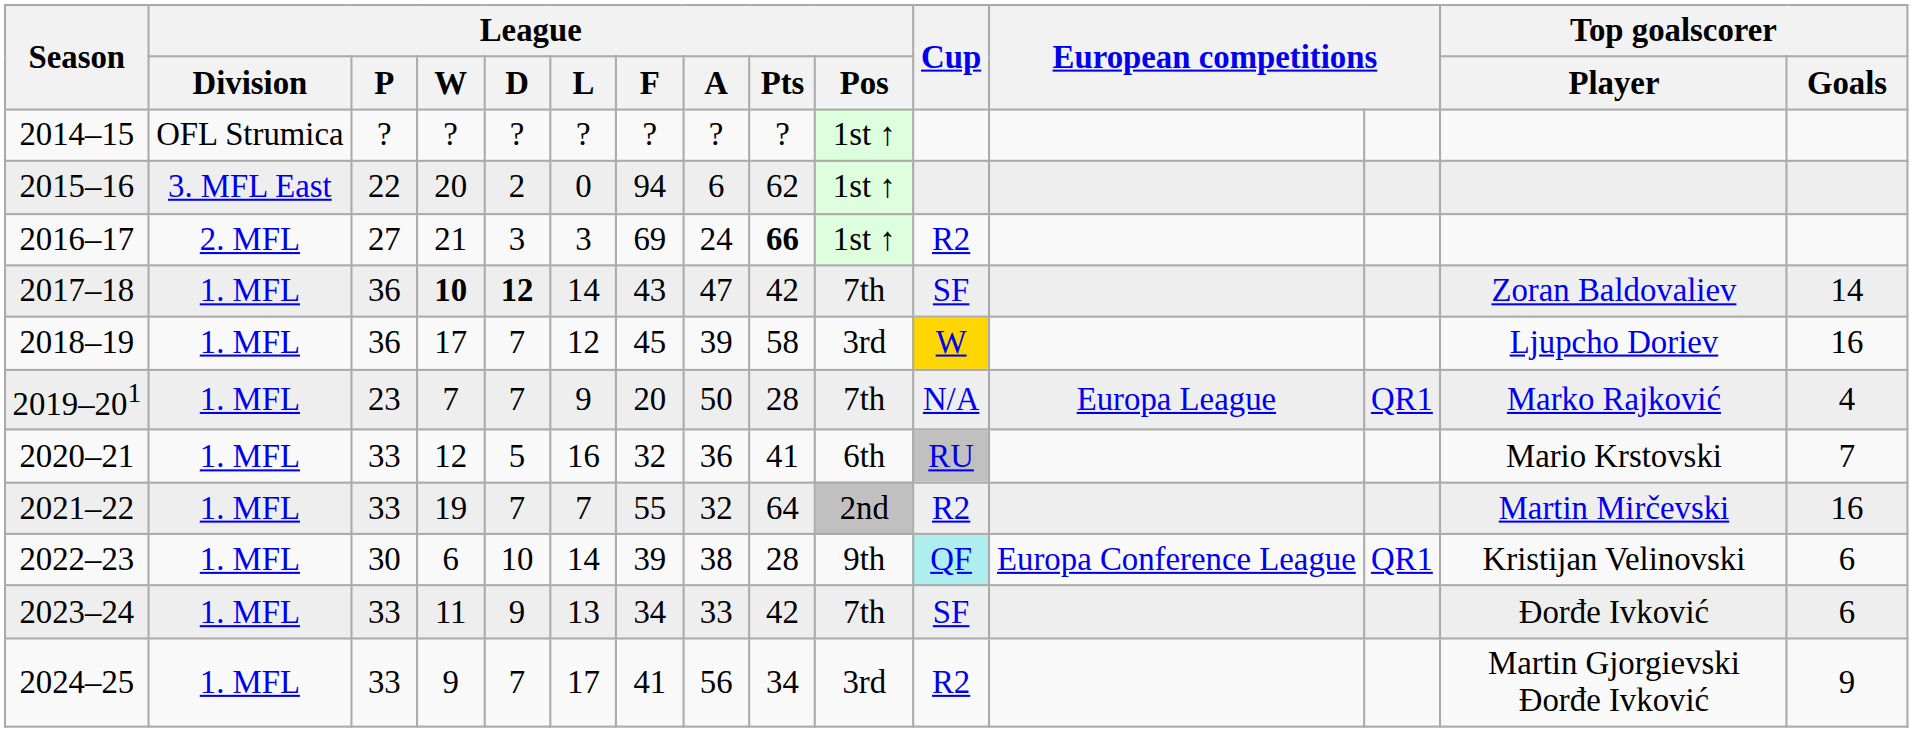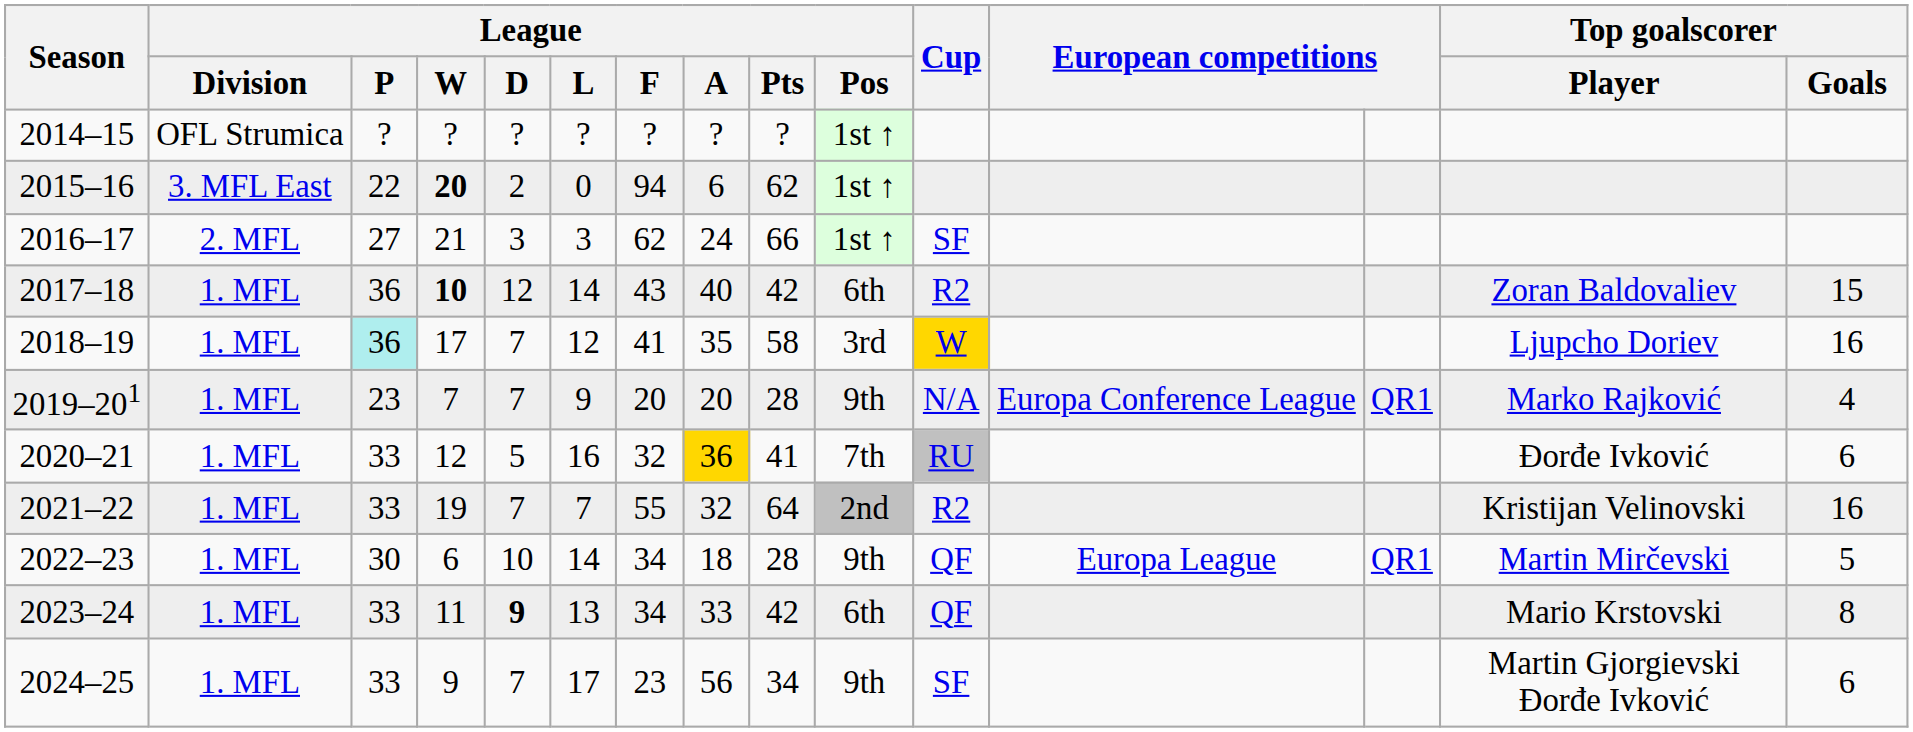(451, 186) normal -> (451, 186) bold
(650, 238) 69 -> (650, 238) 62
(783, 238) bold -> (783, 238) normal
(951, 238) R2 -> (951, 238) SF
(517, 290) bold -> (517, 290) normal
(716, 290) 47 -> (716, 290) 40
(864, 290) 7th -> (864, 290) 6th
(951, 290) SF -> (951, 290) R2
(1847, 290) 14 -> (1847, 290) 15
(384, 342) no background -> (384, 342) paleturquoise background
(650, 342) 45 -> (650, 342) 41
(716, 342) 39 -> (716, 342) 35
(716, 399) 50 -> (716, 399) 20
(864, 399) 7th -> (864, 399) 9th
(1176, 399) Europa League -> (1176, 399) Europa Conference League
(716, 455) no background -> (716, 455) gold background
(864, 455) 6th -> (864, 455) 7th
(1614, 455) Mario Krstovski -> (1614, 455) Đorđe Ivković
(1847, 455) 7 -> (1847, 455) 6
(1614, 507) Martin Mirčevski -> (1614, 507) Kristijan Velinovski
(650, 559) 39 -> (650, 559) 34
(716, 559) 38 -> (716, 559) 18
(951, 559) paleturquoise background -> (951, 559) no background
(1176, 559) Europa Conference League -> (1176, 559) Europa League
(1614, 559) Kristijan Velinovski -> (1614, 559) Martin Mirčevski
(1847, 559) 6 -> (1847, 559) 5
(517, 611) normal -> (517, 611) bold
(864, 611) 7th -> (864, 611) 6th
(951, 611) SF -> (951, 611) QF
(1614, 611) Đorđe Ivković -> (1614, 611) Mario Krstovski
(1847, 611) 6 -> (1847, 611) 8
(650, 682) 41 -> (650, 682) 23
(864, 682) 3rd -> (864, 682) 9th
(951, 682) R2 -> (951, 682) SF
(1847, 682) 9 -> (1847, 682) 6
